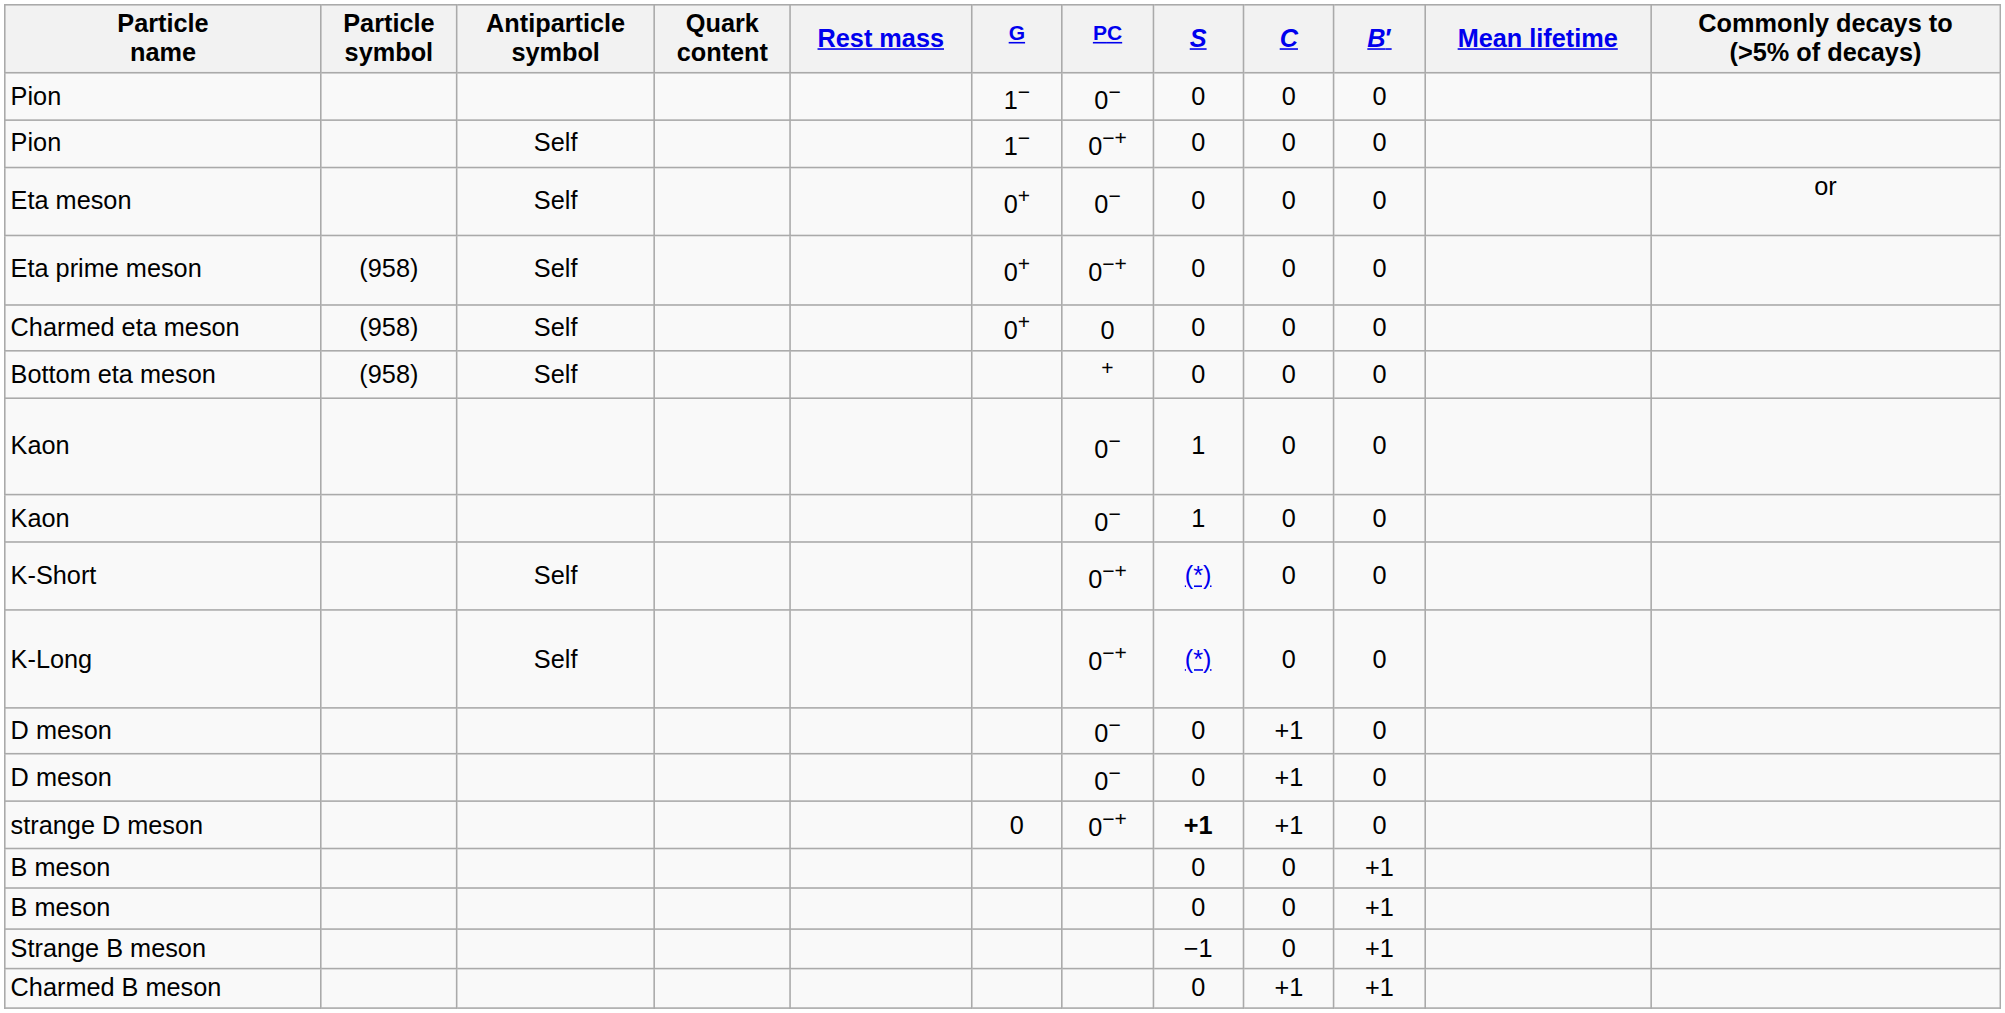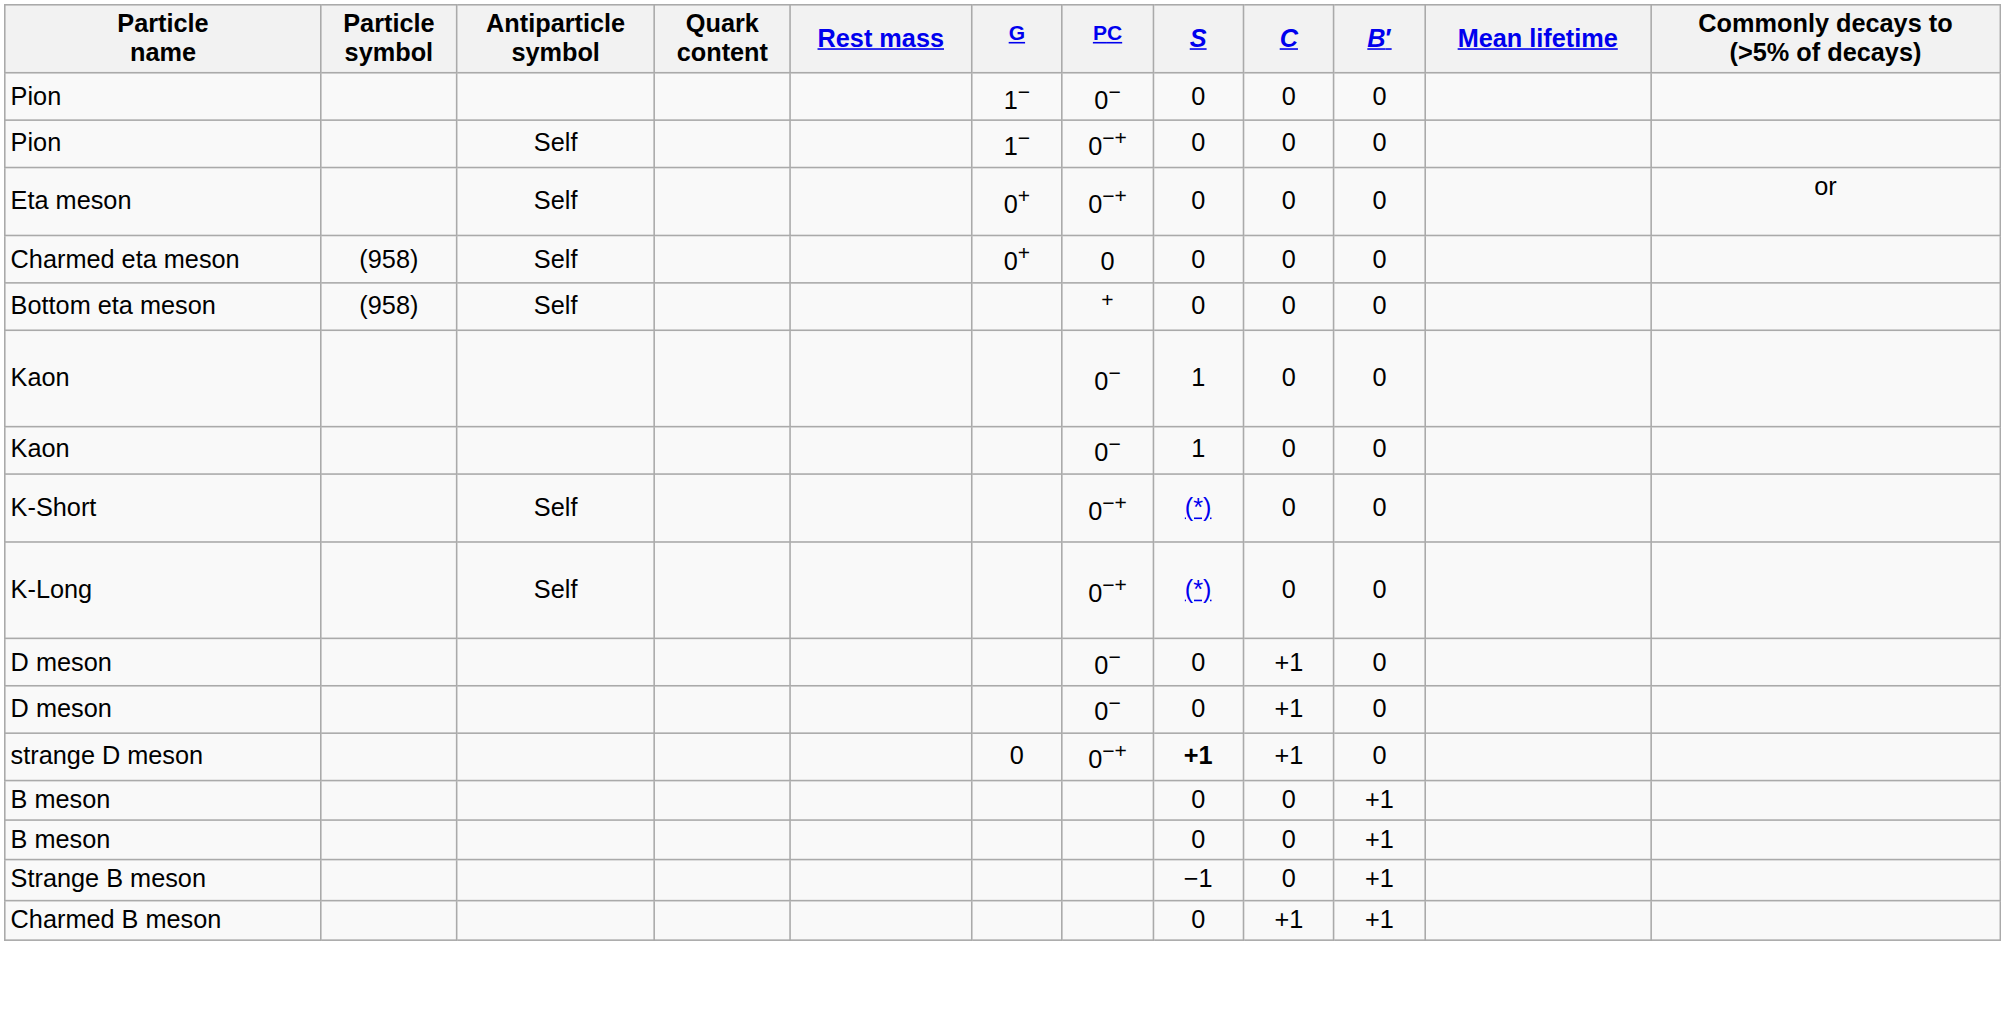(1108, 201) 0− -> (1108, 201) 0−+
- row: (106, 269)
